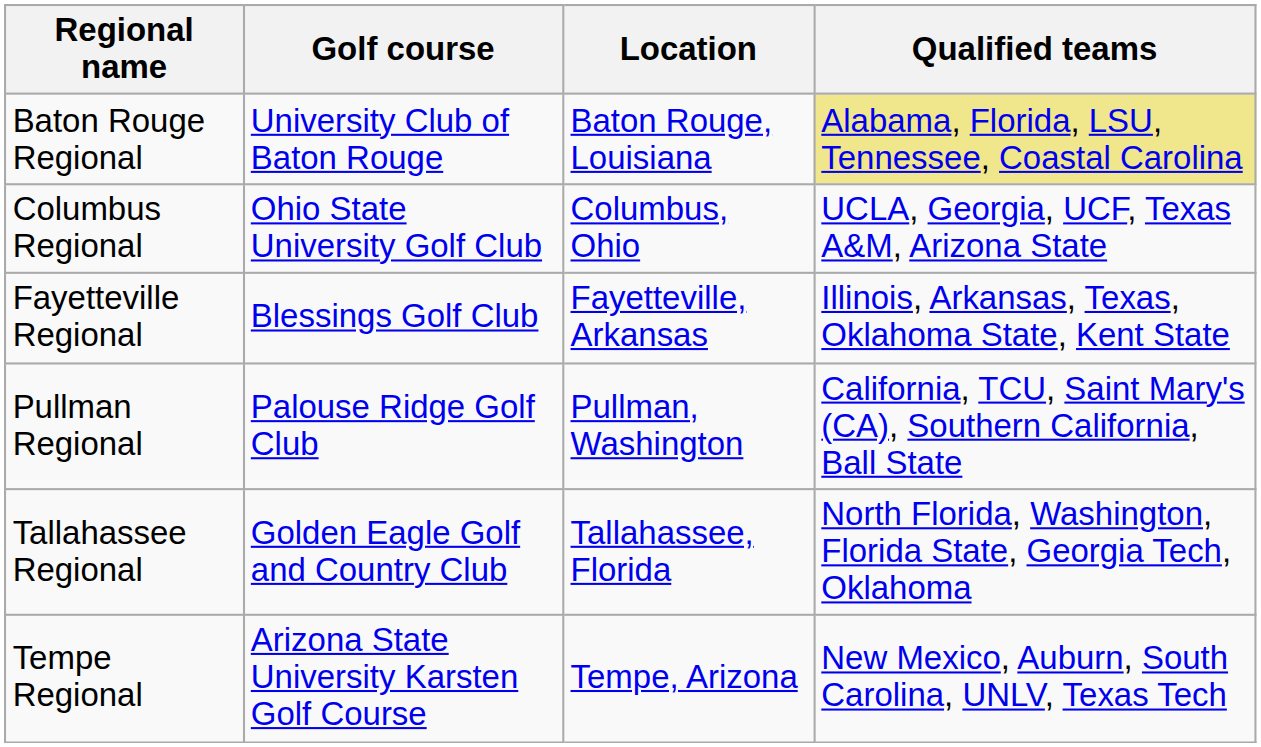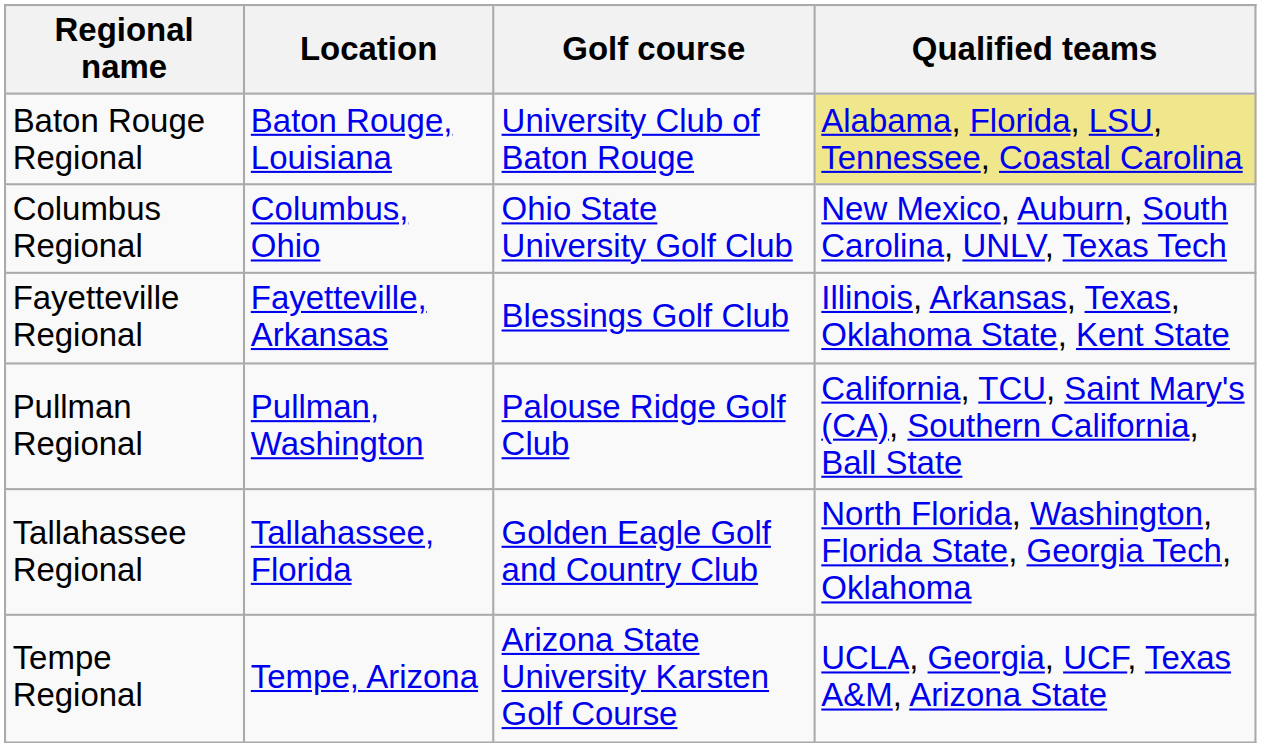columns swapped: (403, 49) <-> (688, 49)
(1026, 227) UCLA, Georgia, UCF, Texas A&M, Arizona State -> (1025, 227) New Mexico, Auburn, South Carolina, UNLV, Texas Tech
(1025, 677) New Mexico, Auburn, South Carolina, UNLV, Texas Tech -> (1026, 677) UCLA, Georgia, UCF, Texas A&M, Arizona State
